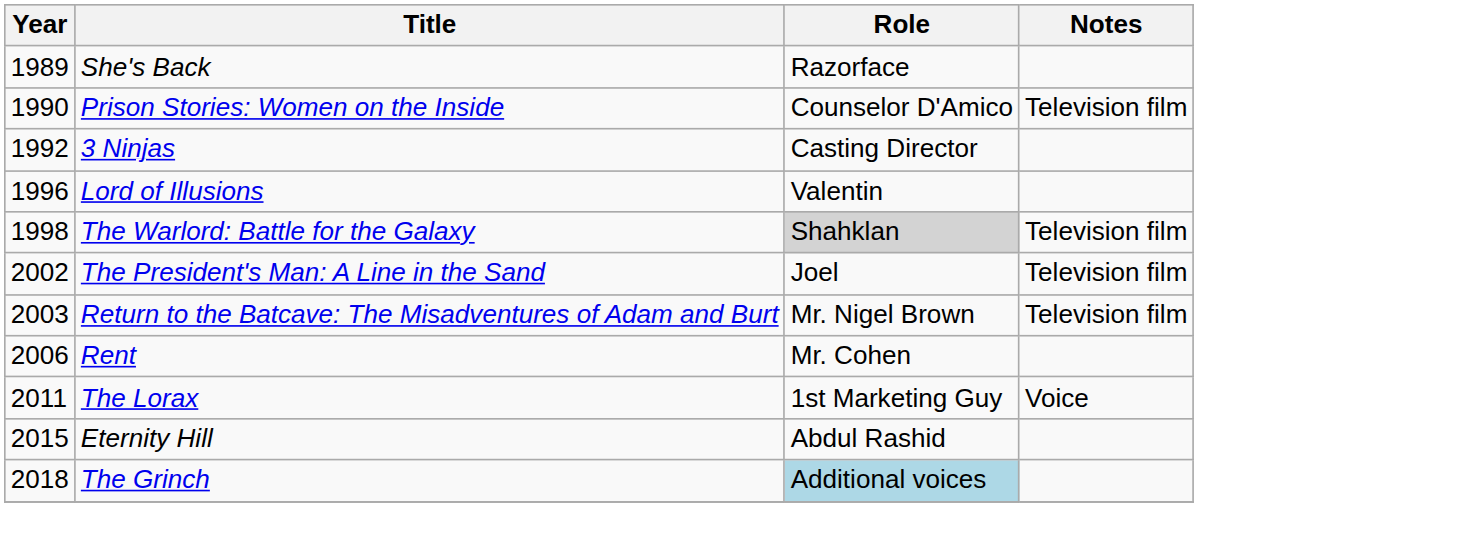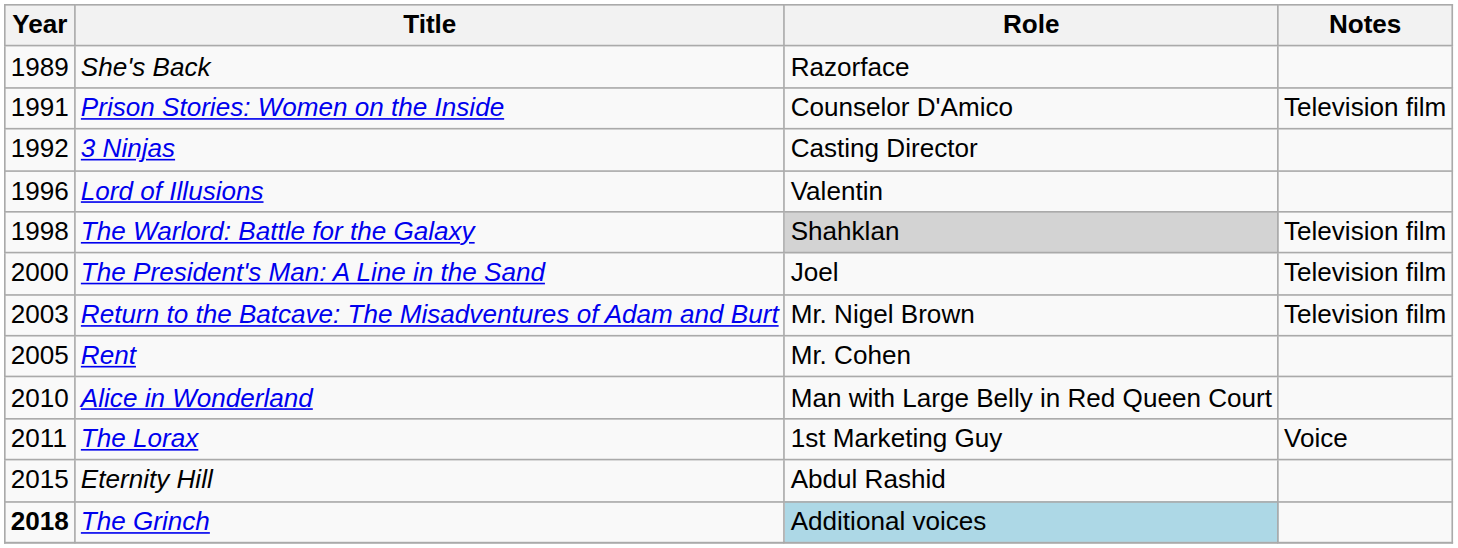(40, 107) 1990 -> (40, 107) 1991
(40, 273) 2002 -> (40, 273) 2000
(40, 356) 2006 -> (40, 356) 2005
+ row: (197, 397)
(40, 480) normal -> (40, 521) bold
